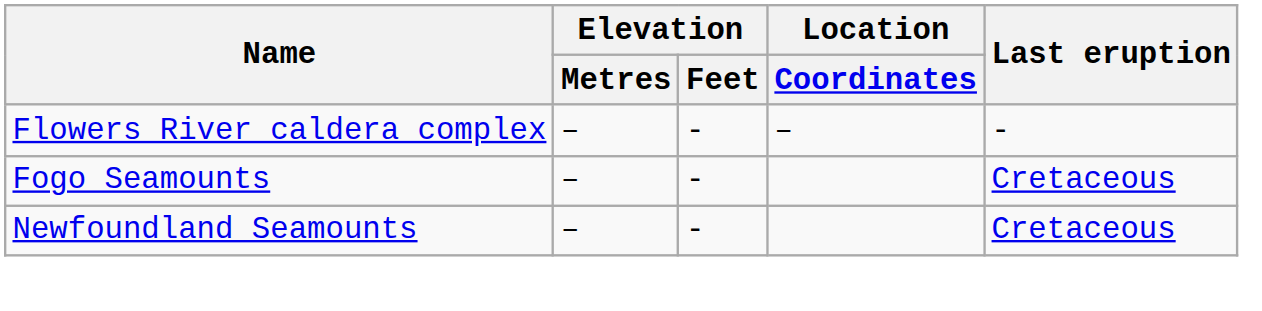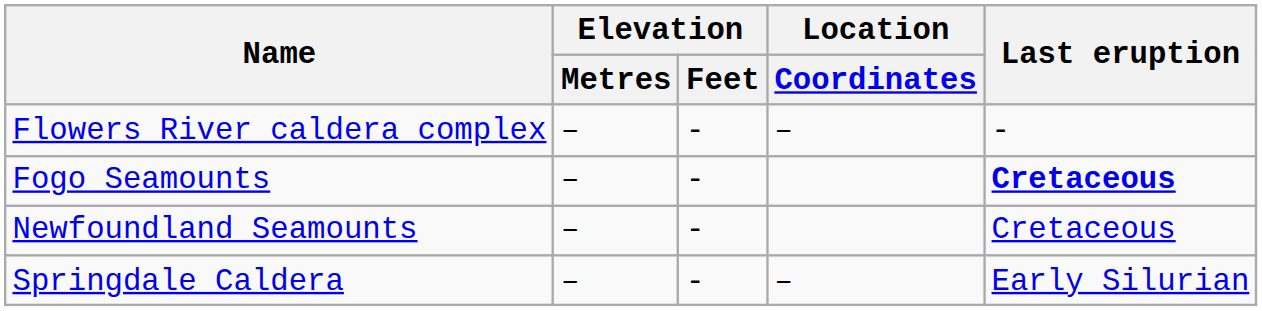(1084, 180) normal -> (1084, 180) bold
+ row: (178, 280)
